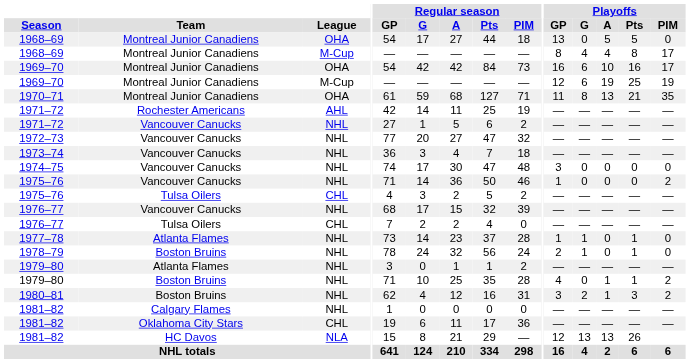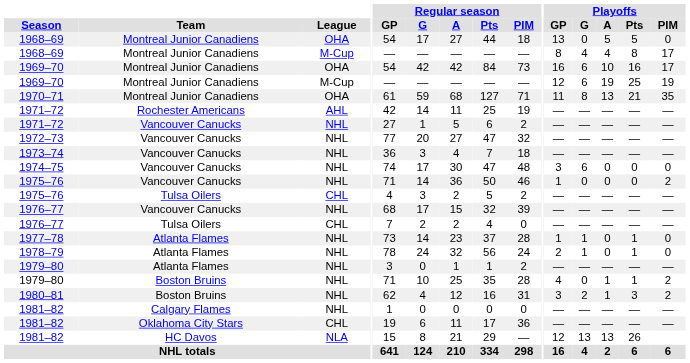(584, 167) 0 -> (584, 167) 6
(191, 252) Boston Bruins -> (191, 252) Atlanta Flames
